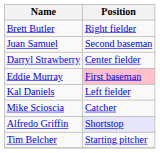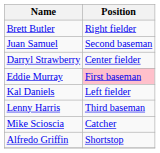+ row: (33, 108)
(104, 124) lavender background -> (104, 140) no background
- row: (32, 140)
